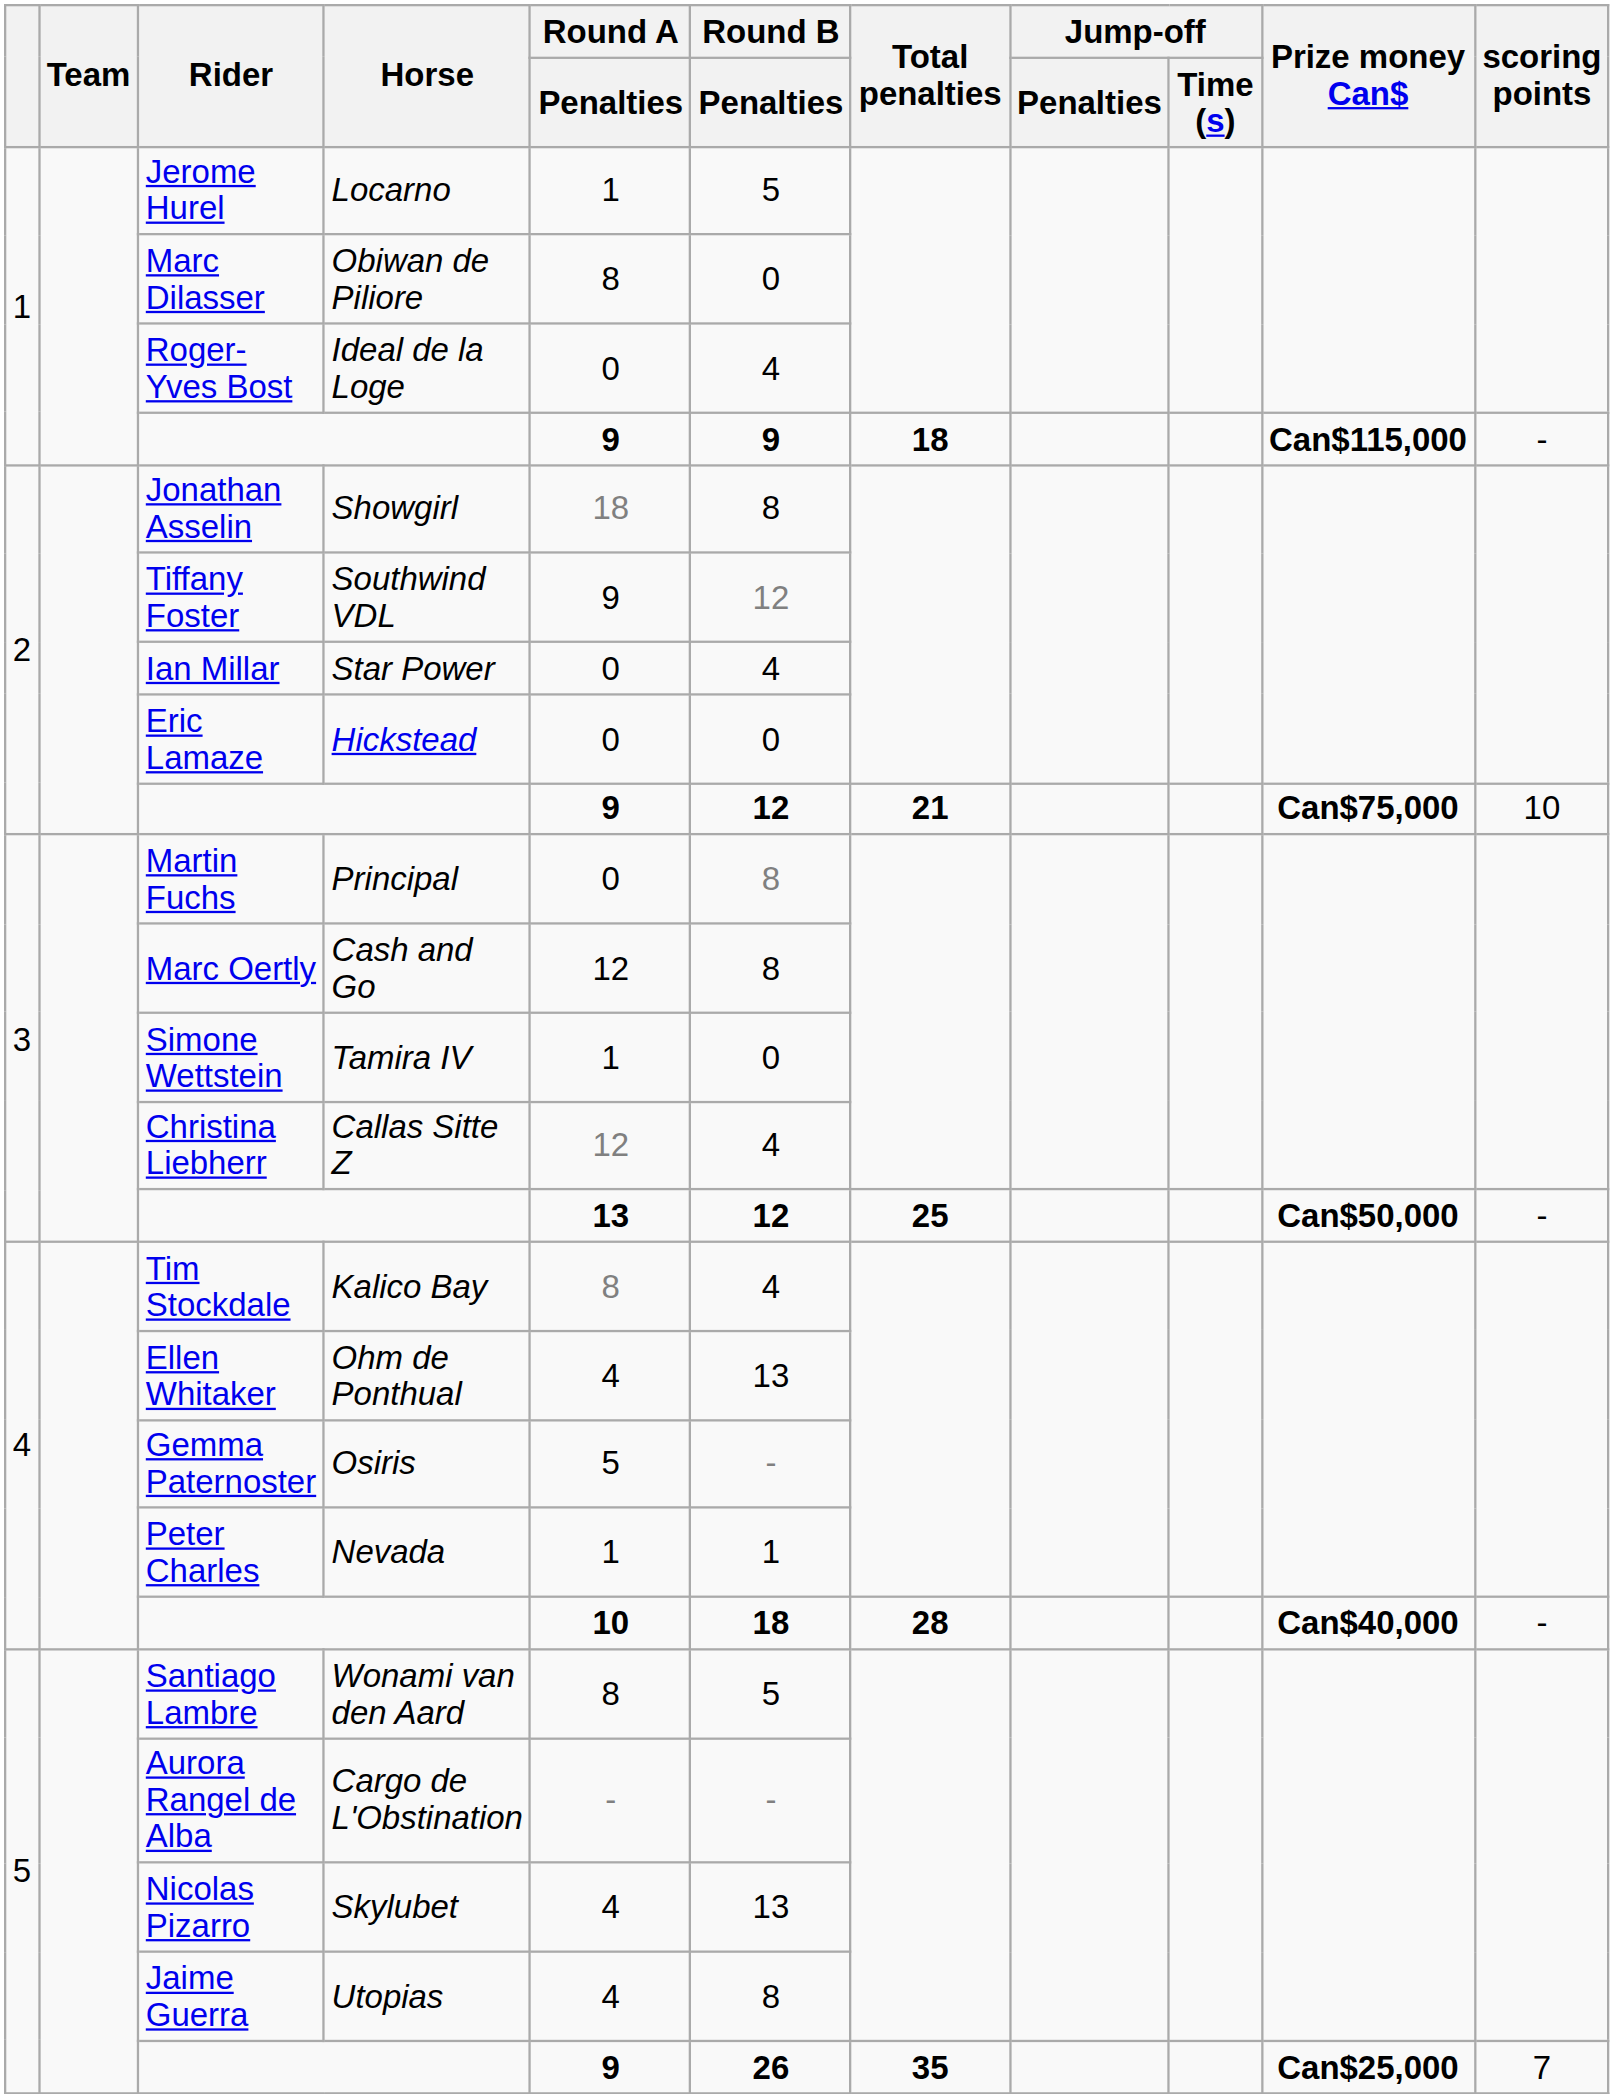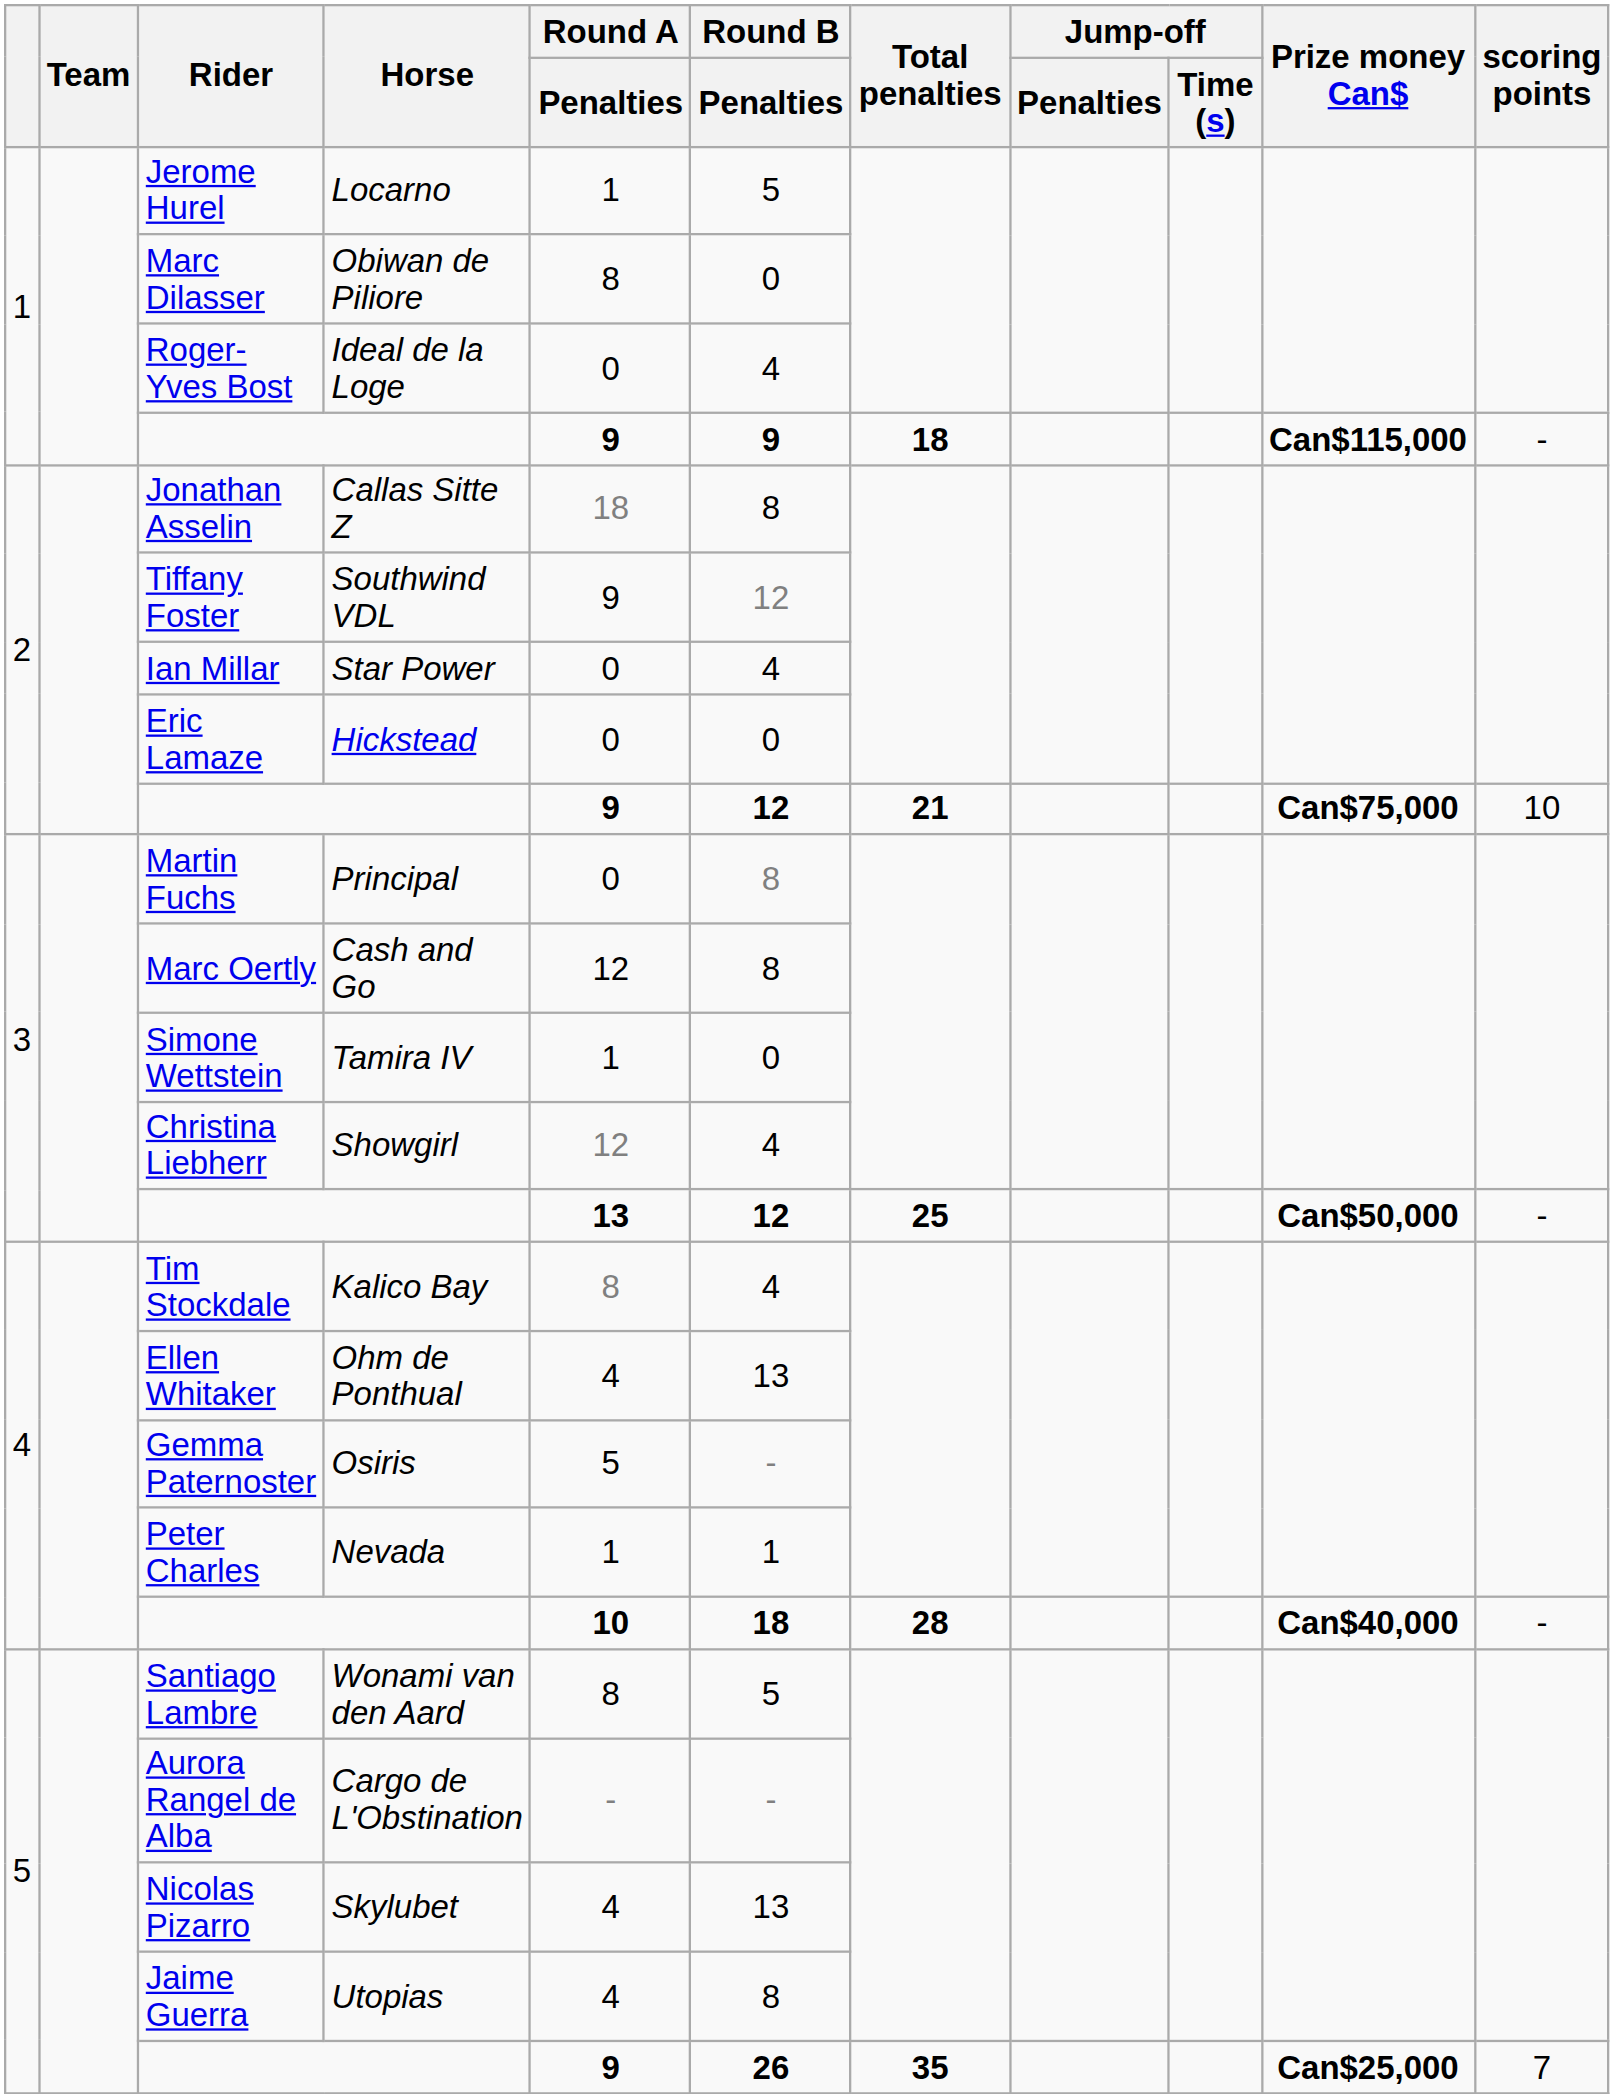(395, 509) Showgirl -> (415, 509) Callas Sitte Z
(415, 1146) Callas Sitte Z -> (395, 1146) Showgirl
